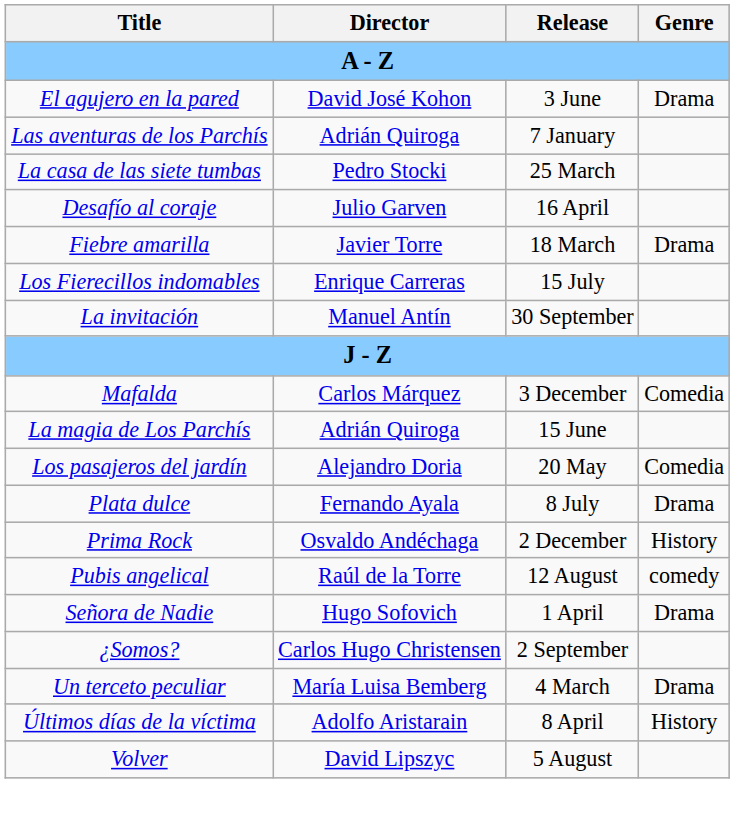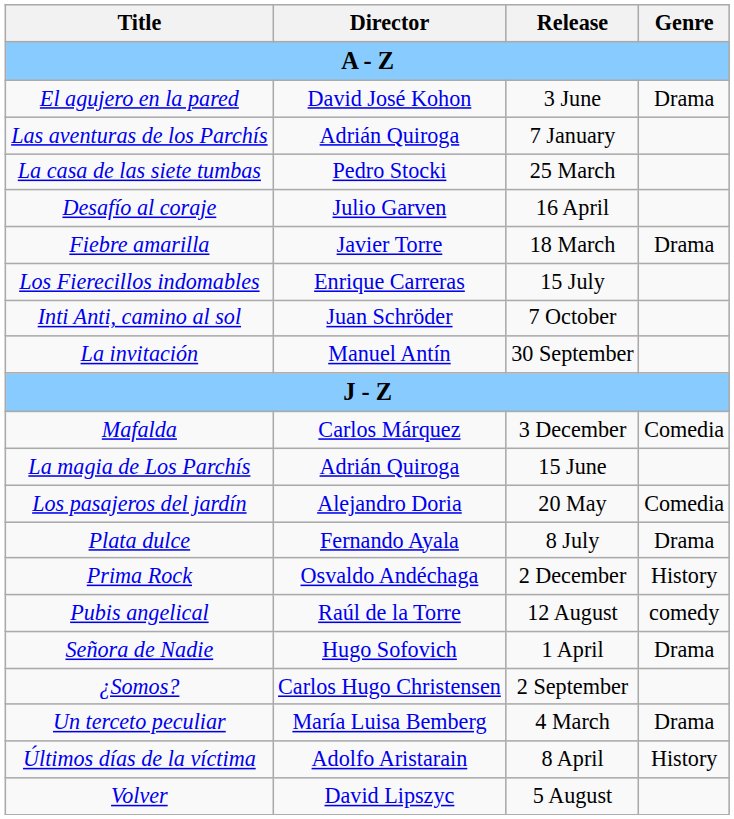+ row: (139, 318)
